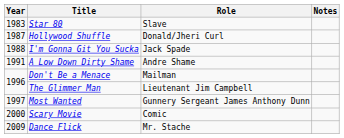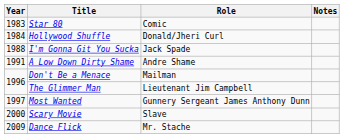(155, 24) Slave -> (155, 24) Comic
(16, 37) 1987 -> (16, 37) 1984
(155, 114) Comic -> (155, 114) Slave
